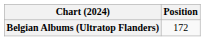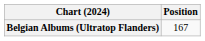(181, 28) 172 -> (181, 28) 167
